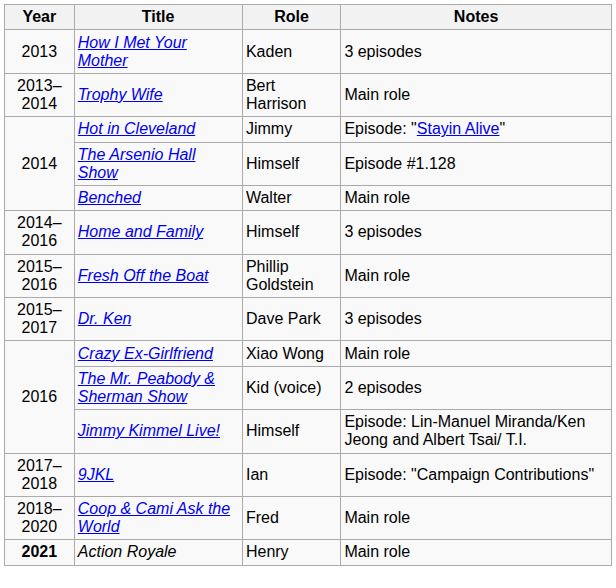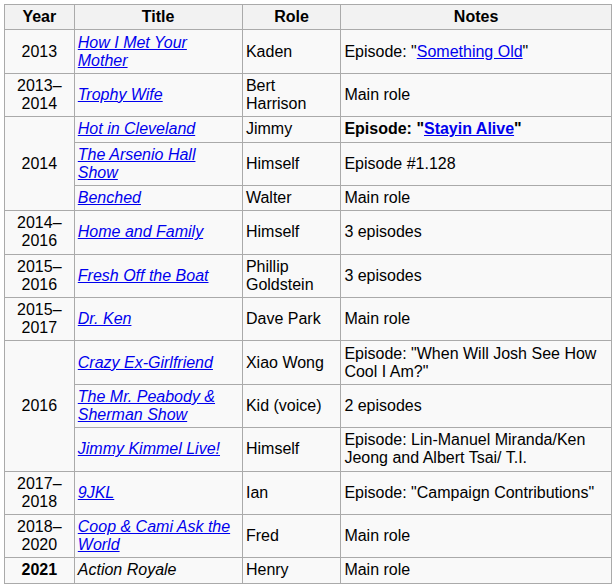(383, 51) 3 episodes -> (436, 51) Episode: "Something Old"
(425, 129) normal -> (433, 129) bold
(377, 275) Main role -> (383, 275) 3 episodes
(383, 319) 3 episodes -> (377, 319) Main role
(377, 353) Main role -> (470, 362) Episode: "When Will Josh See How Cool I Am?"
